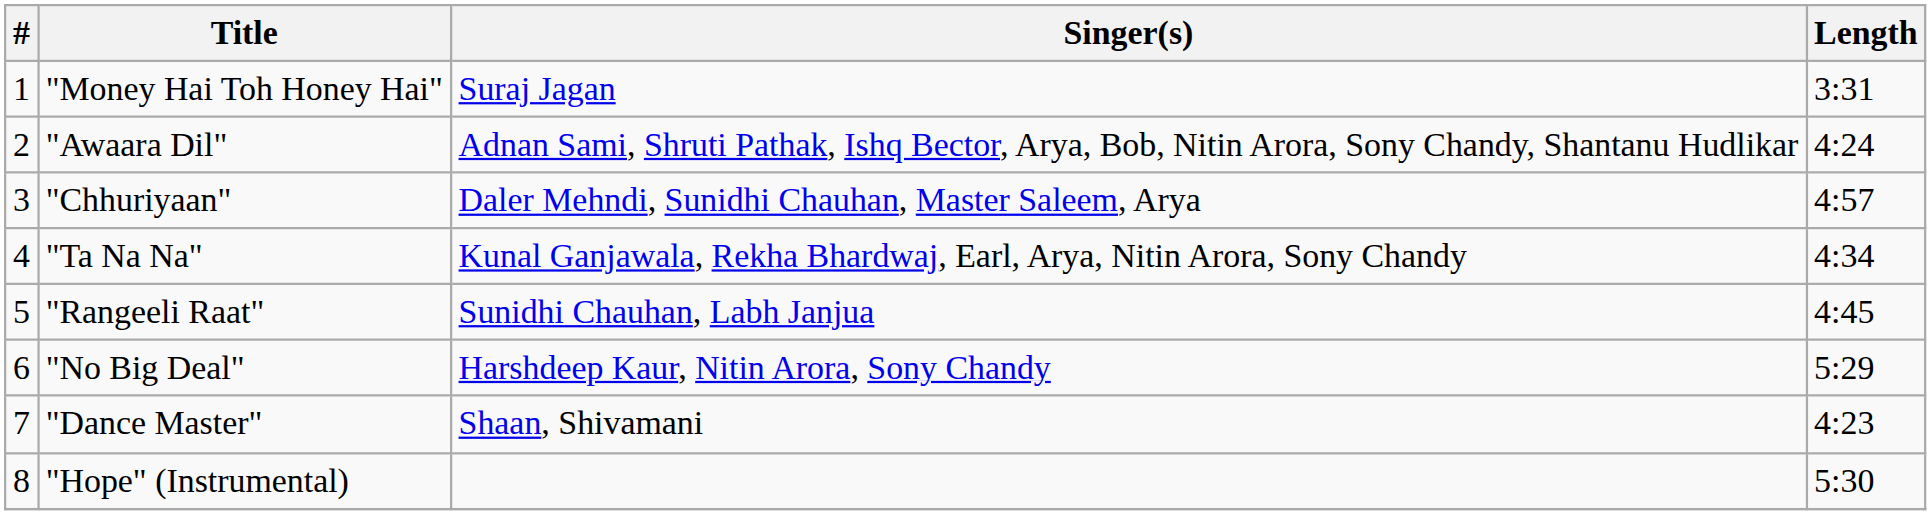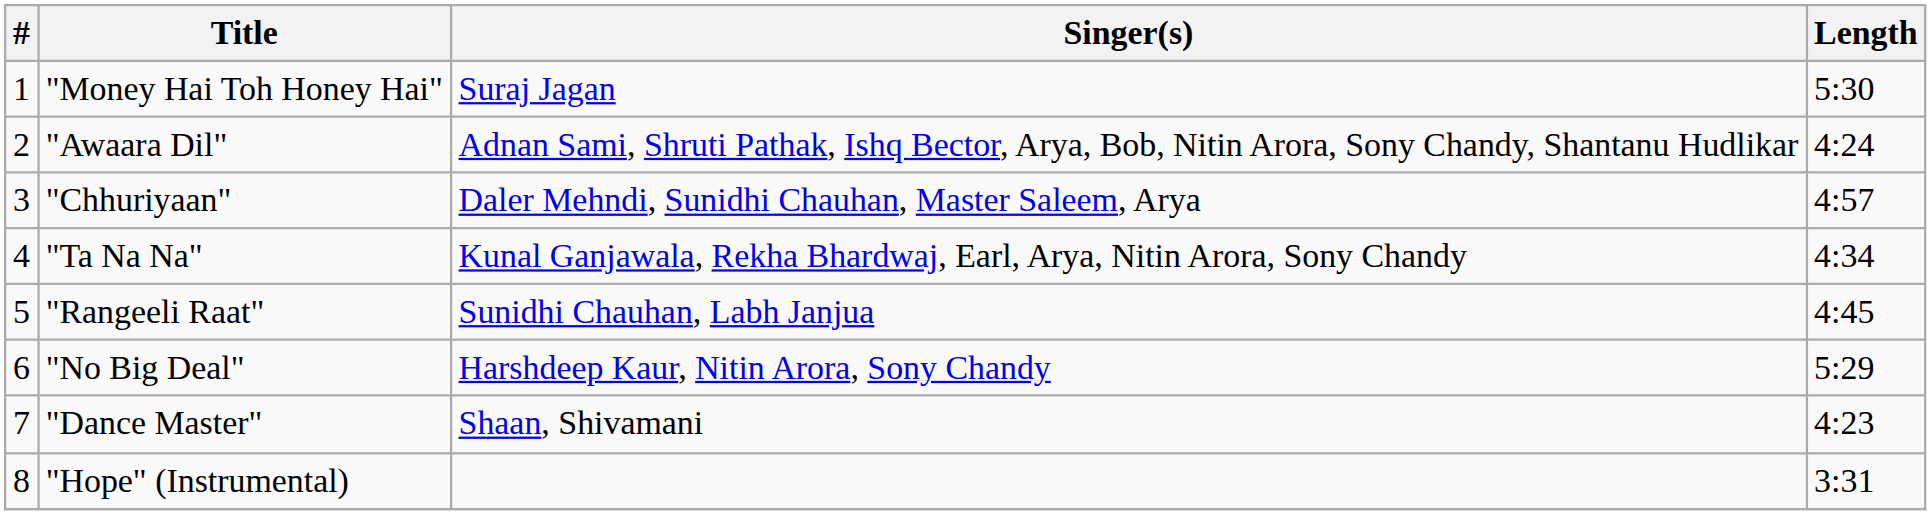(1844, 88) 3:31 -> (1844, 88) 5:30
(1844, 479) 5:30 -> (1844, 479) 3:31
